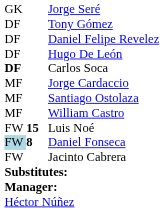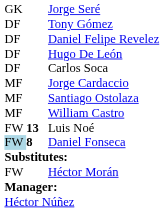(13, 68) bold -> (12, 68) normal
(32, 127) 15 -> (32, 127) 13
- row: (87, 157)
+ row: (83, 172)
